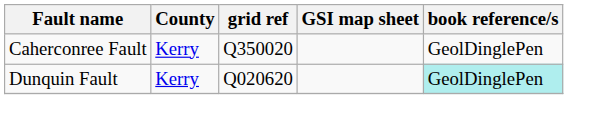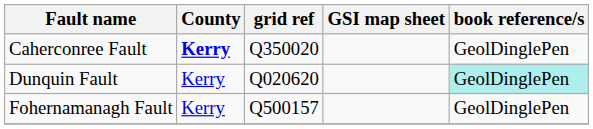(177, 49) normal -> (206, 49) bold
+ row: (91, 108)
